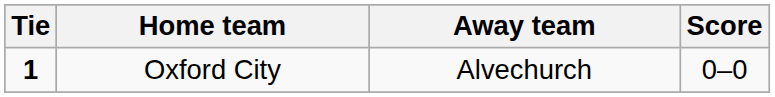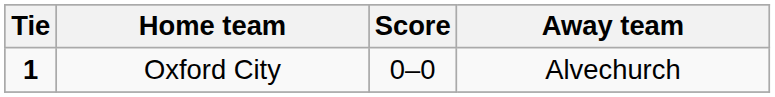columns swapped: (725, 26) <-> (524, 26)
